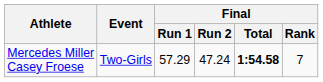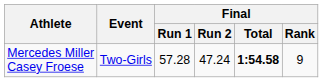(175, 60) 57.29 -> (175, 60) 57.28
(300, 60) 7 -> (300, 60) 9
